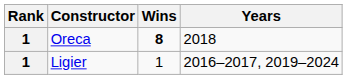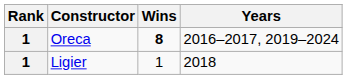(200, 39) 2018 -> (261, 39) 2016–2017, 2019–2024
(261, 62) 2016–2017, 2019–2024 -> (200, 62) 2018
